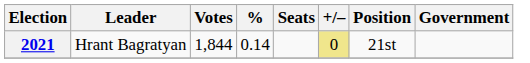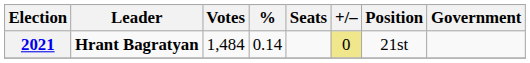(131, 44) normal -> (137, 44) bold
(213, 44) 1,844 -> (226, 44) 1,484
